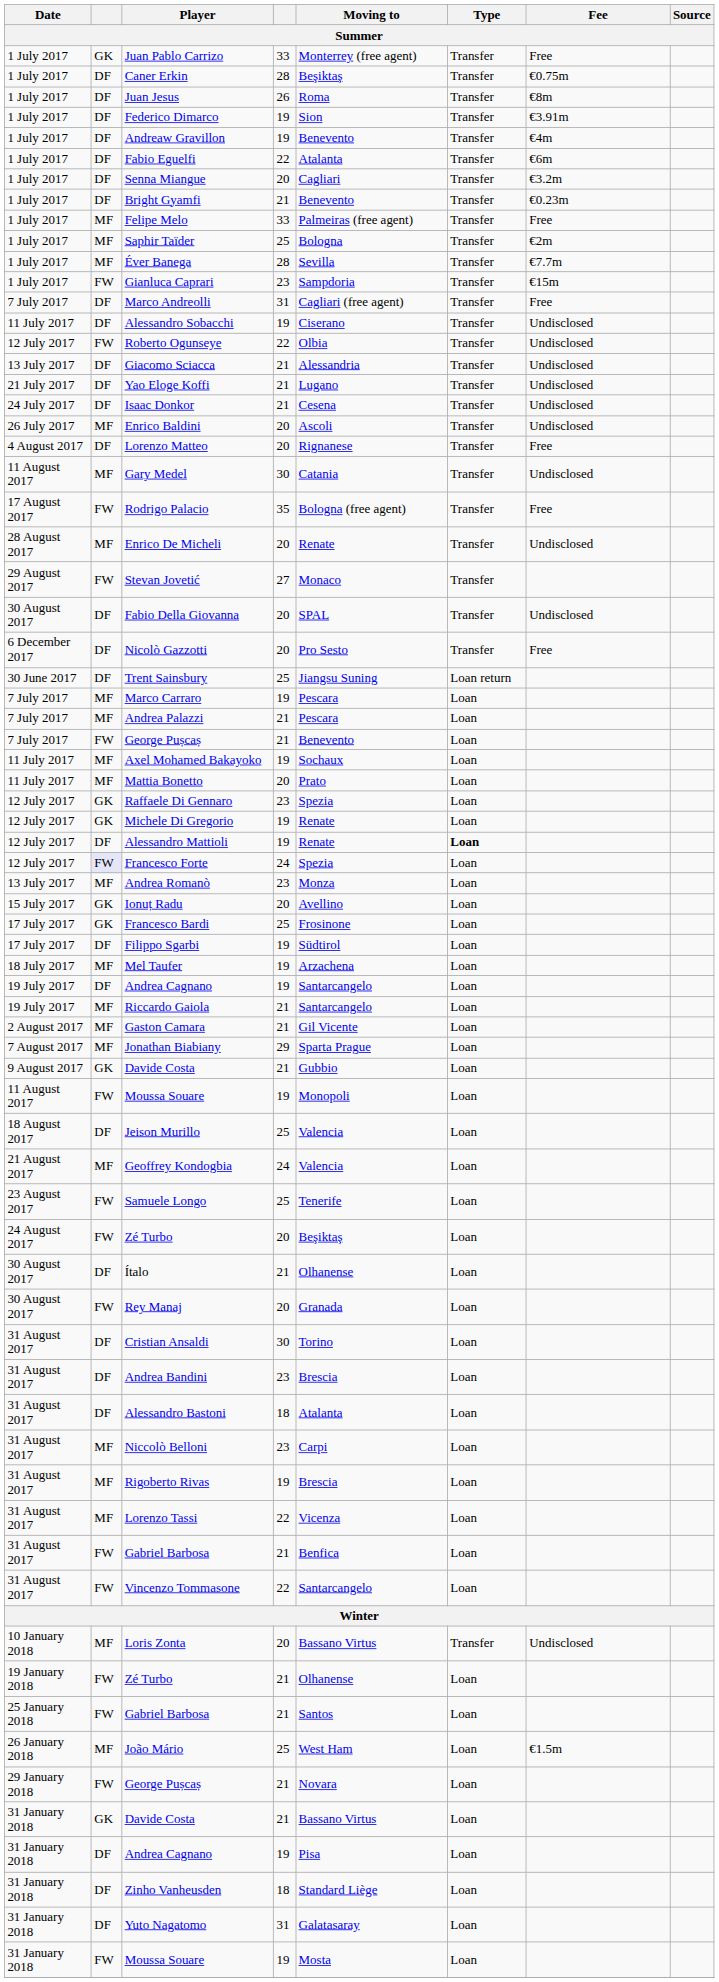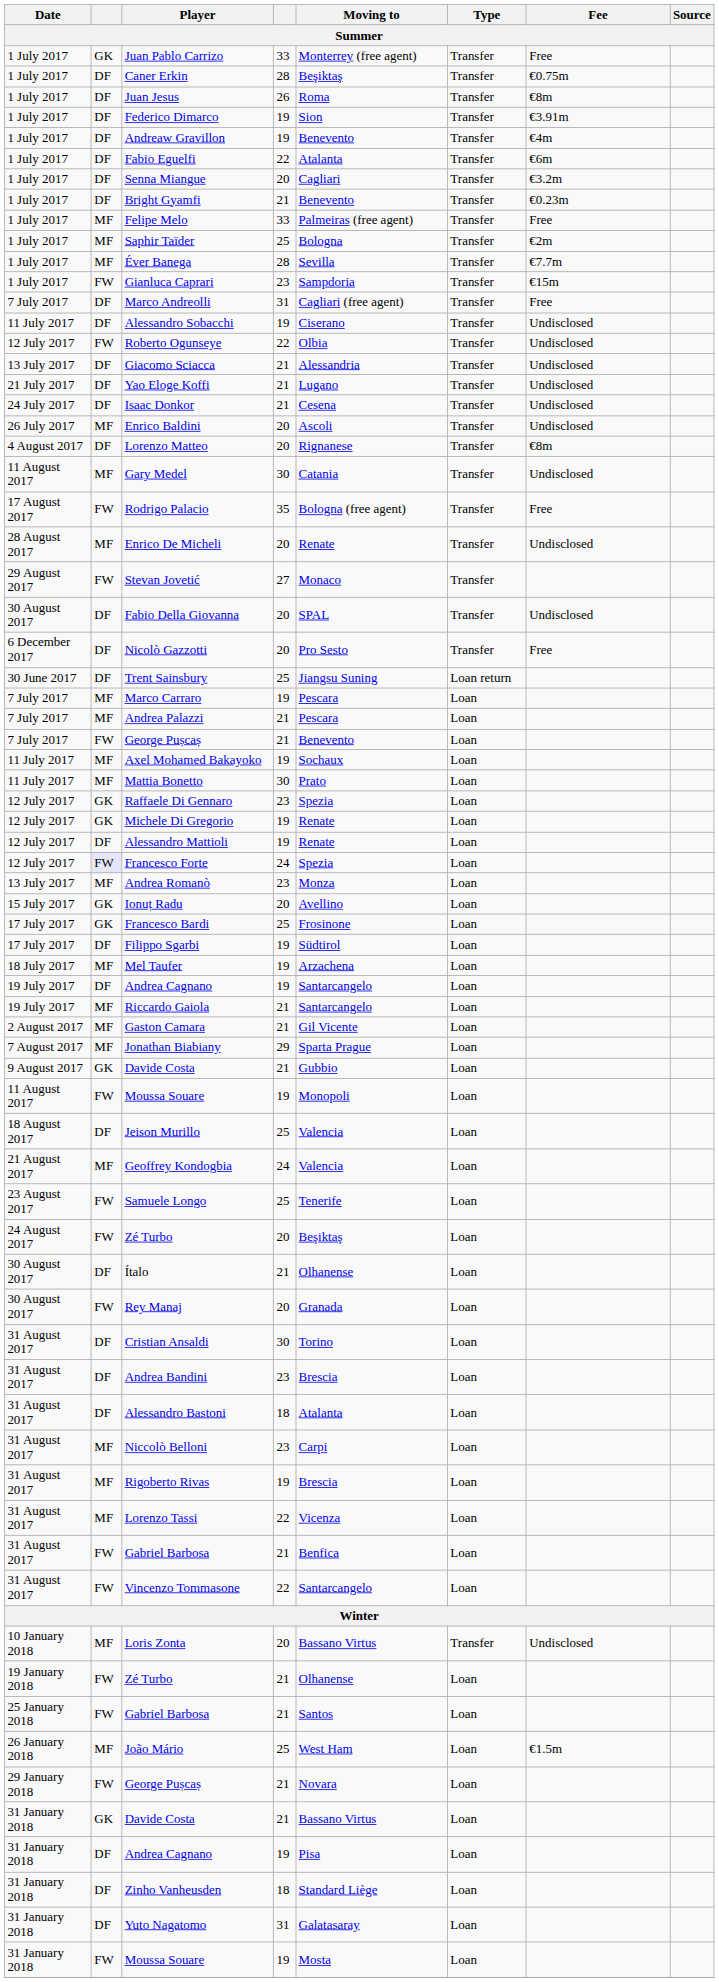(541, 446) Free -> (541, 446) €8m
(283, 780) 20 -> (283, 780) 30
(465, 842) bold -> (464, 842) normal
